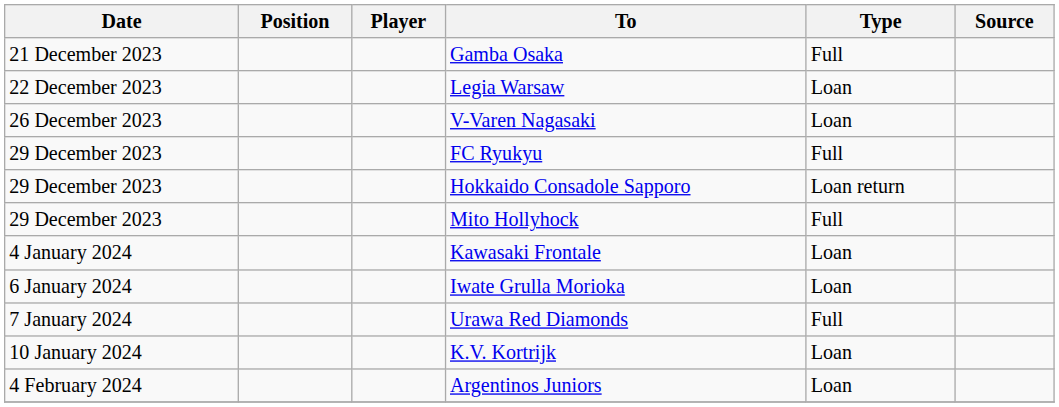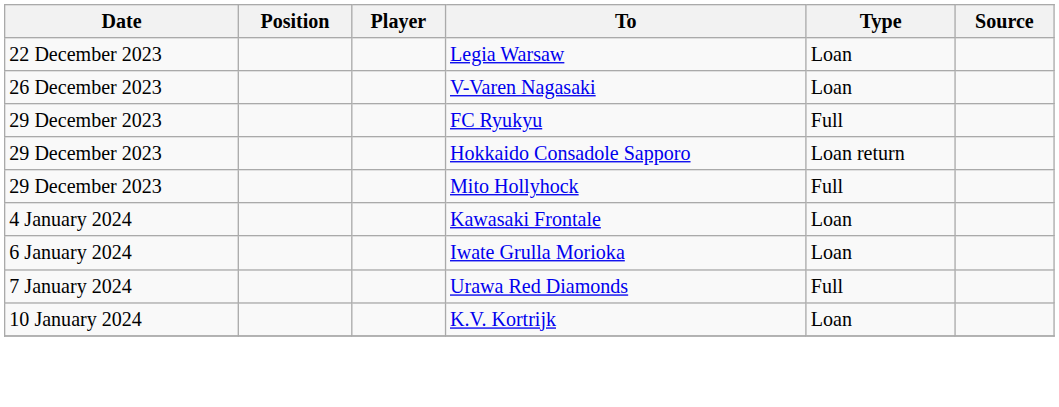- row: (506, 54)
- row: (526, 385)
